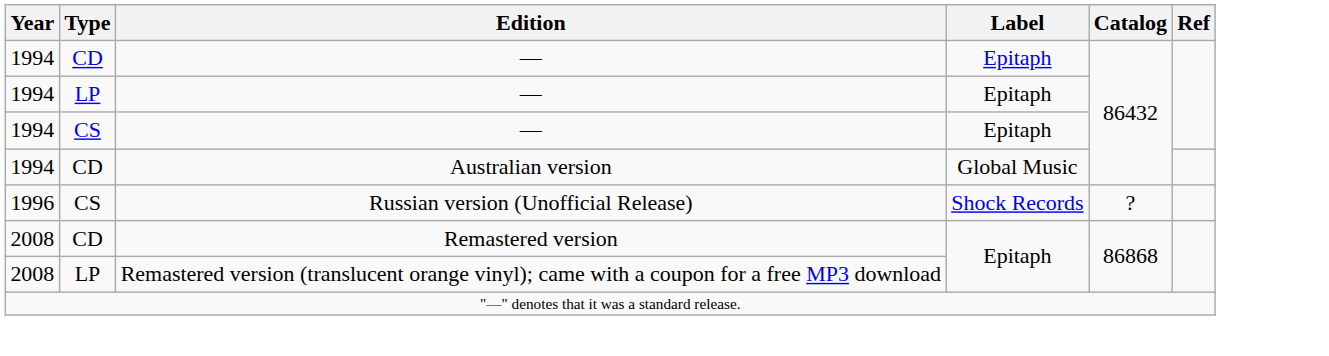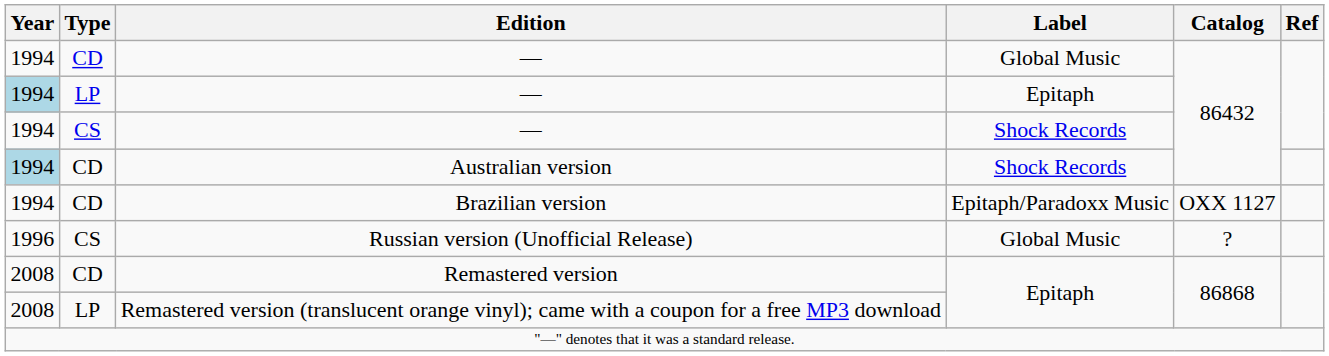(1017, 58) Epitaph -> (1060, 58) Global Music
(32, 94) no background -> (32, 94) lightblue background
(1017, 130) Epitaph -> (1060, 130) Shock Records
(32, 166) no background -> (32, 166) lightblue background
(1017, 166) Global Music -> (1060, 166) Shock Records
+ row: (87, 202)
(1017, 202) Shock Records -> (1060, 238) Global Music
